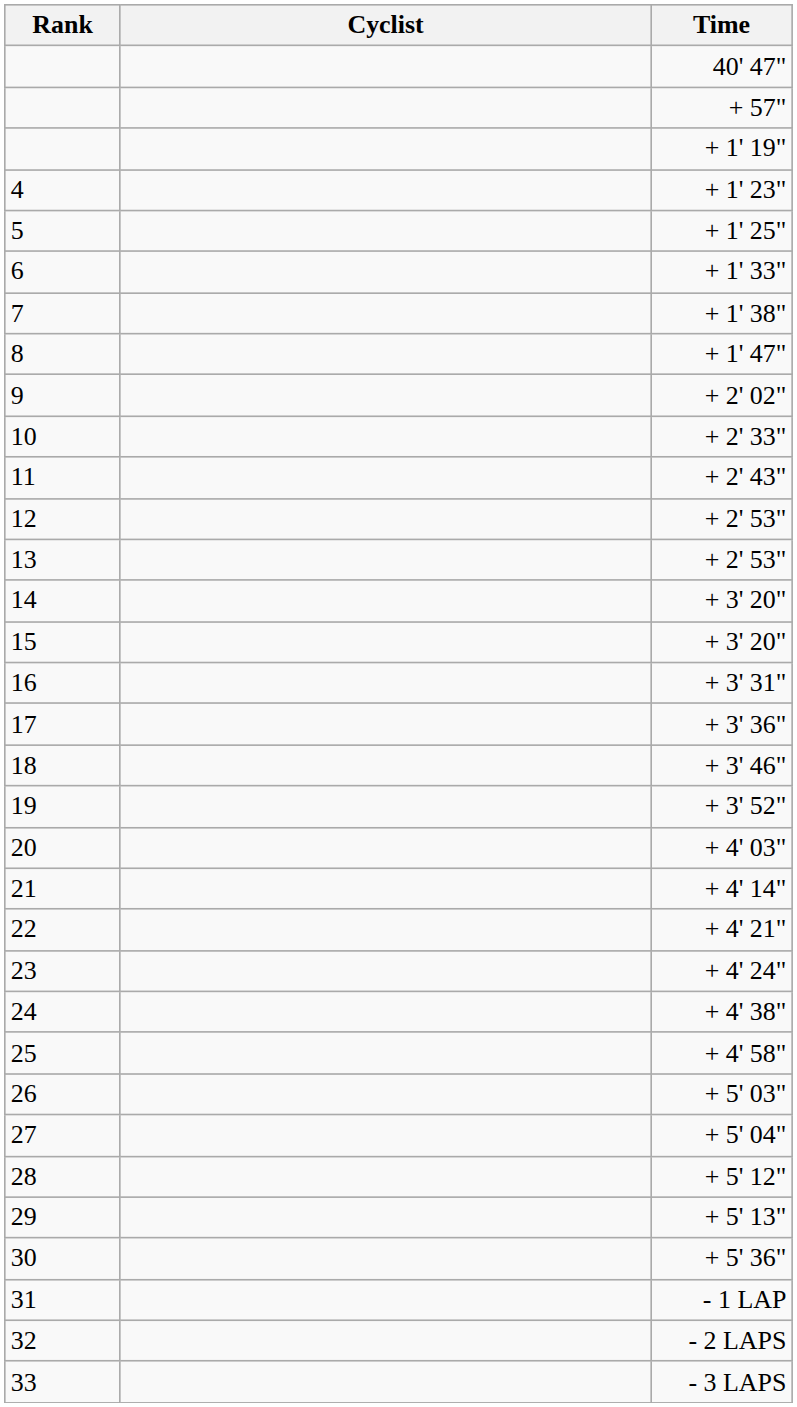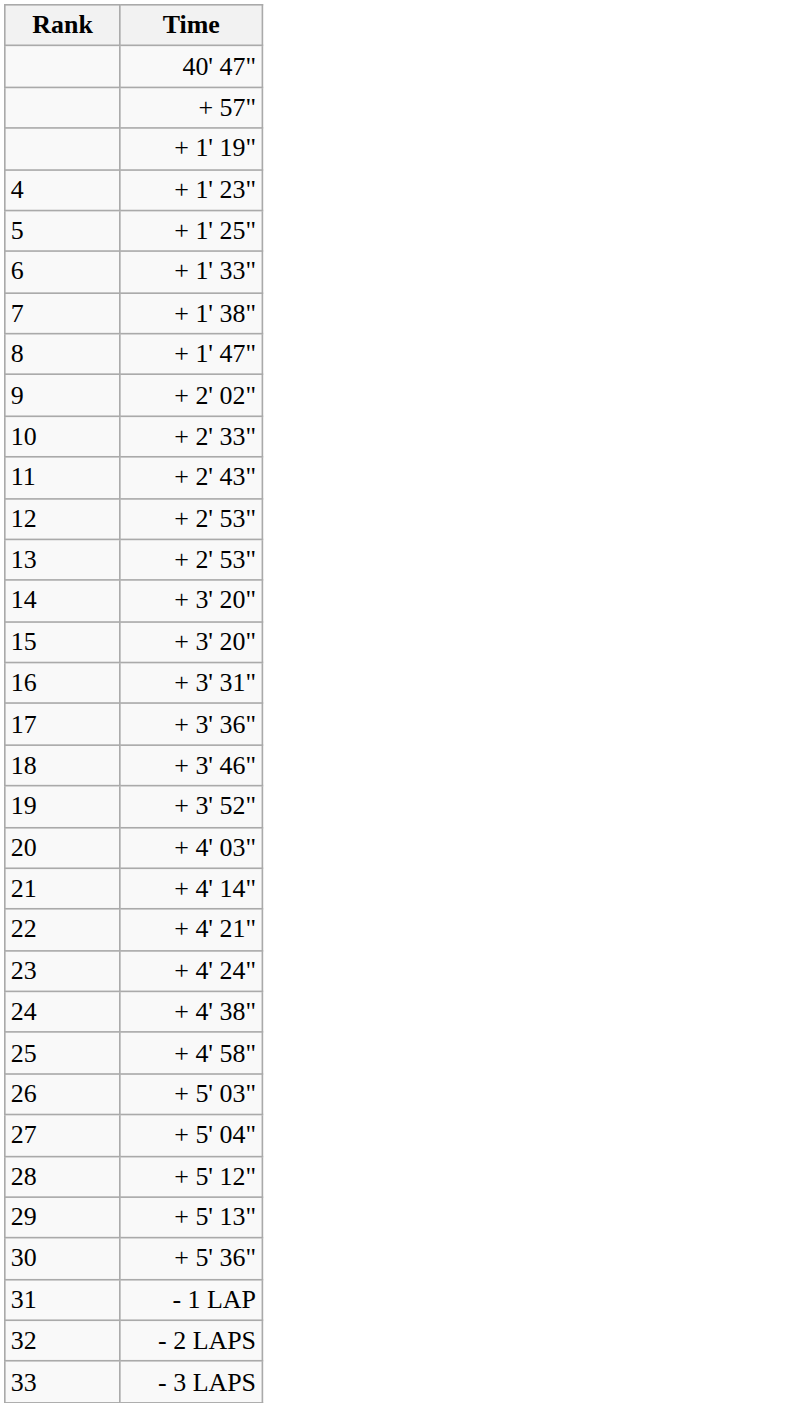- column: (386, 25)
